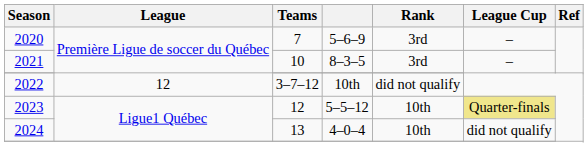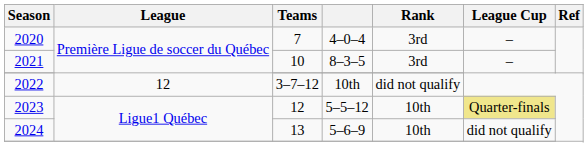(347, 38) 5–6–9 -> (347, 38) 4–0–4
(347, 130) 4–0–4 -> (347, 130) 5–6–9
